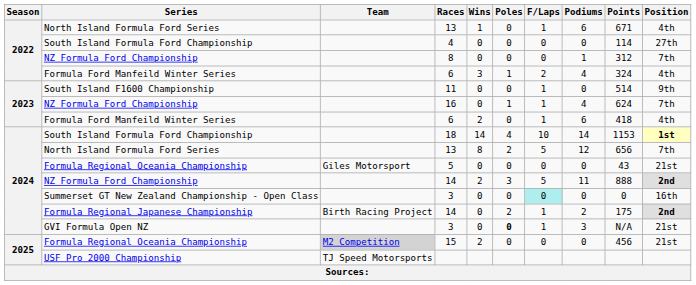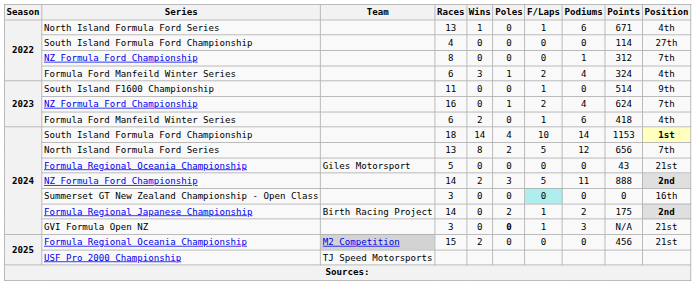(544, 104) 1 -> (544, 104) 2
